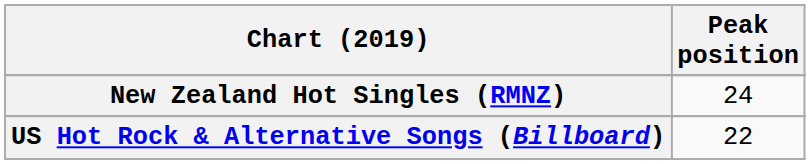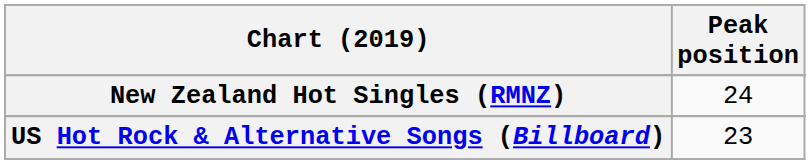(738, 138) 22 -> (738, 138) 23
